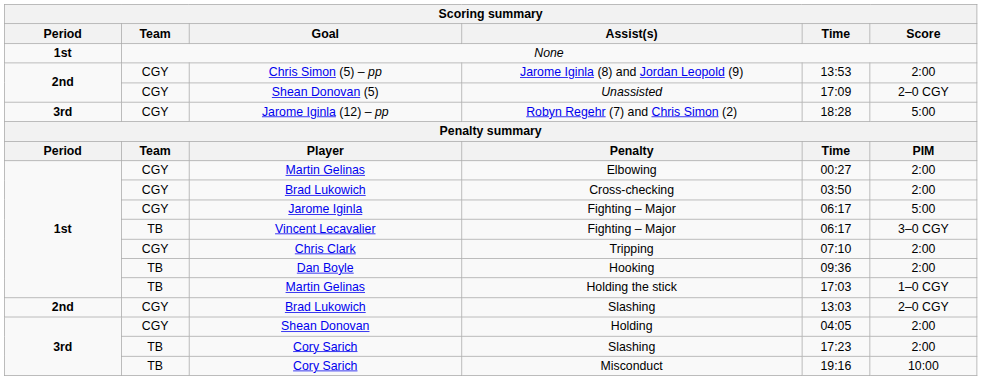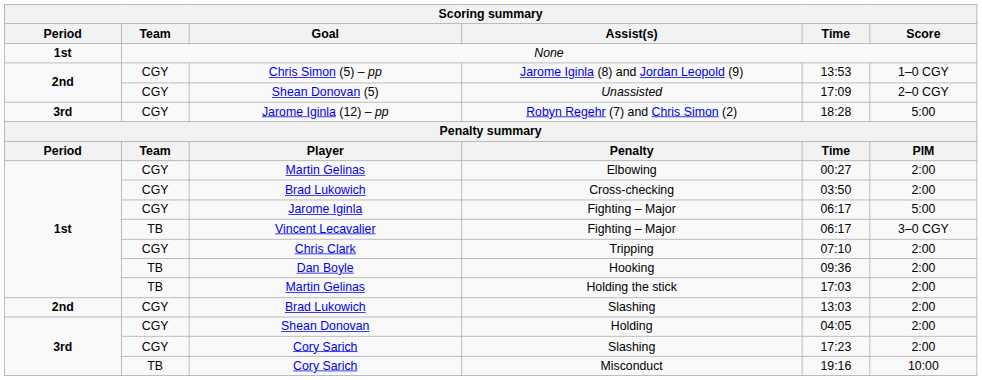(923, 72) 2:00 -> (923, 72) 1–0 CGY
(923, 287) 1–0 CGY -> (923, 287) 2:00
(923, 307) 2–0 CGY -> (923, 307) 2:00
(155, 346) TB -> (155, 346) CGY
